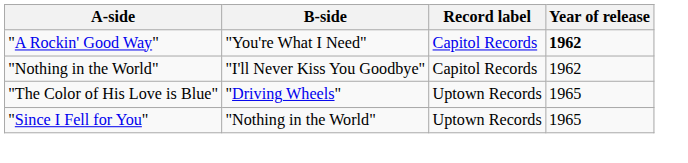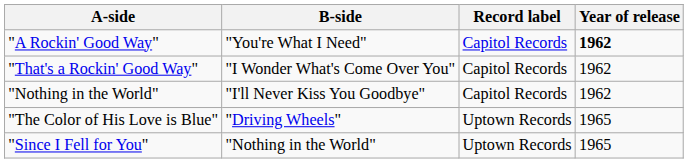+ row: (103, 68)
